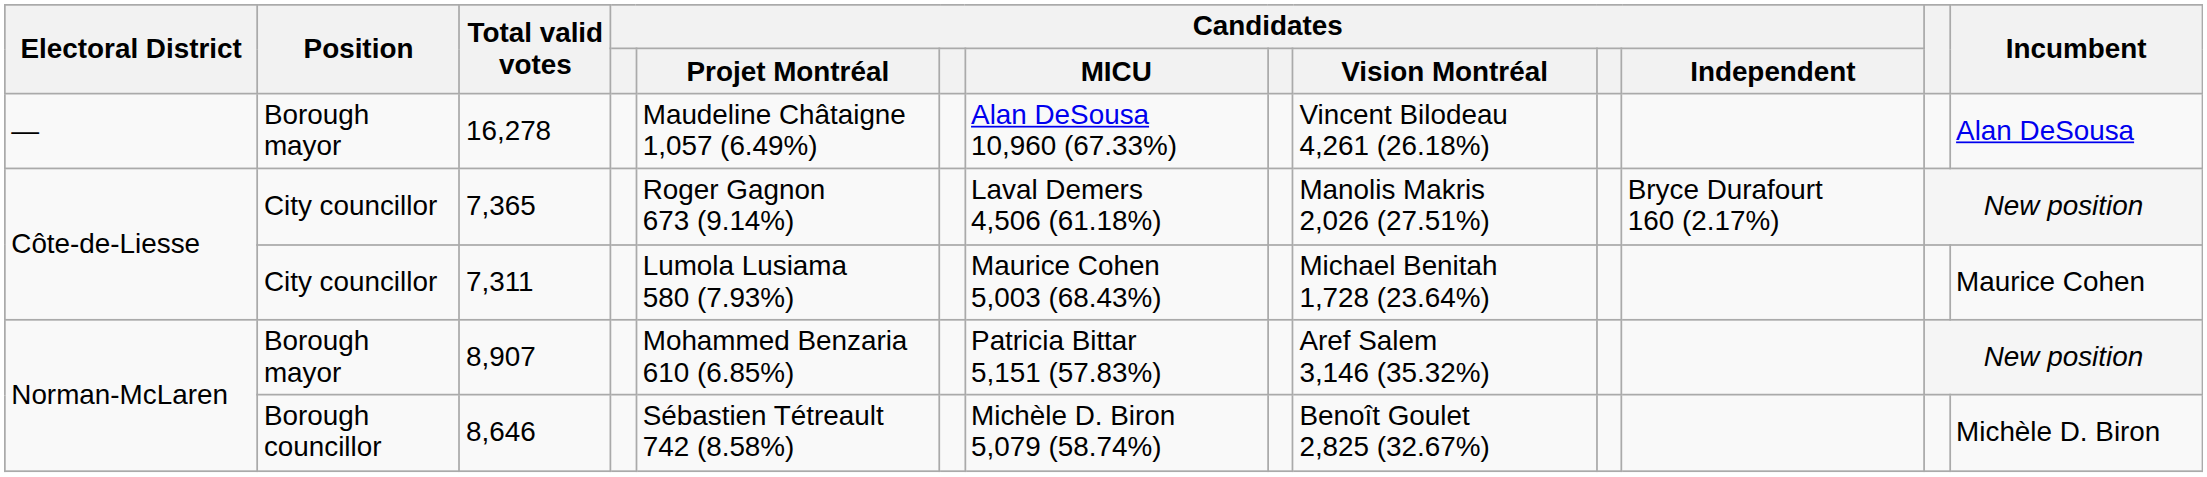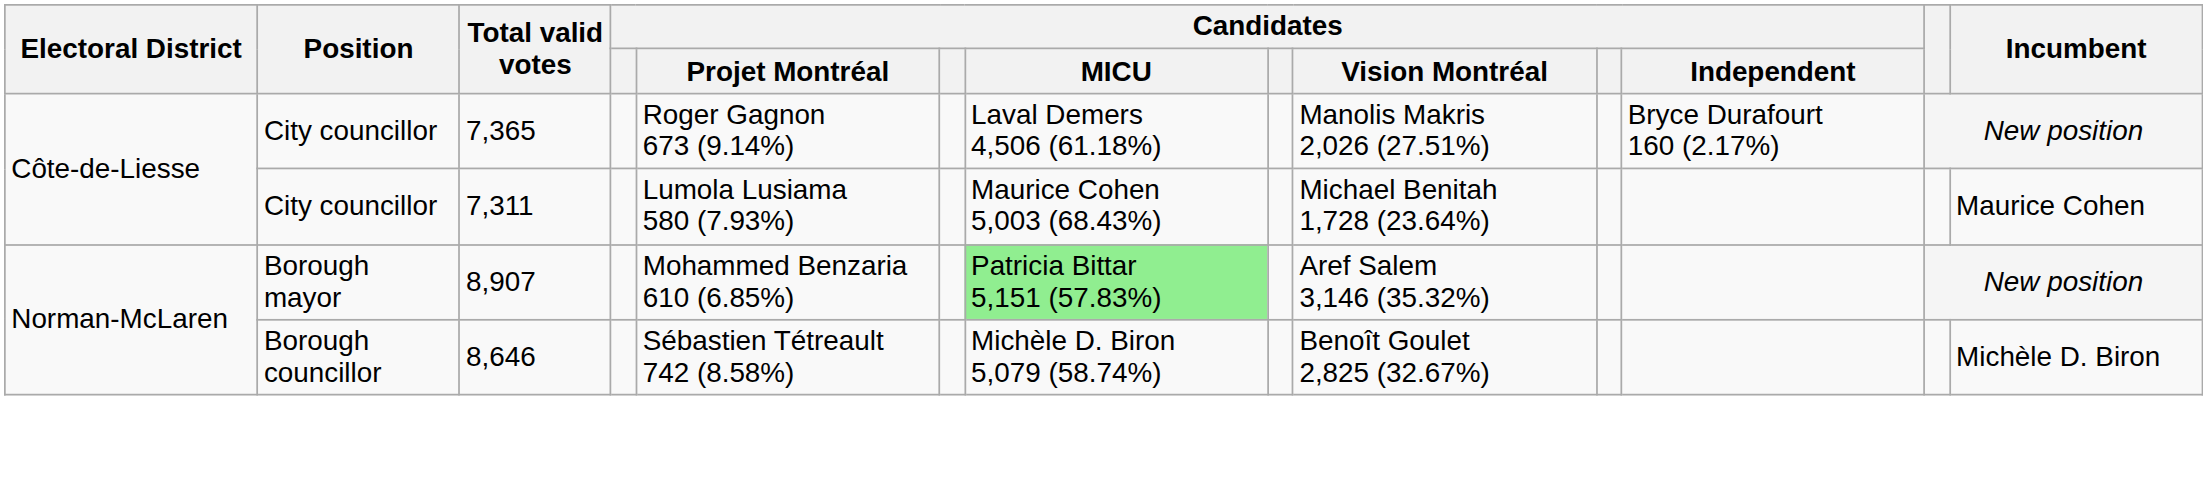- row: (509, 130)
(1066, 356) no background -> (1066, 281) lightgreen background
